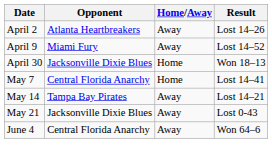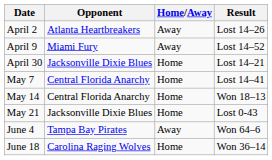(241, 63) Won 18–13 -> (241, 63) Lost 14–21
(87, 96) Tampa Bay Pirates -> (98, 96) Central Florida Anarchy
(169, 96) Away -> (170, 96) Home
(241, 96) Lost 14–21 -> (241, 96) Won 18–13
(169, 113) Away -> (170, 113) Home
(98, 130) Central Florida Anarchy -> (87, 130) Tampa Bay Pirates
+ row: (23, 146)
